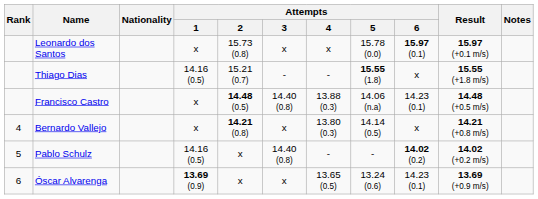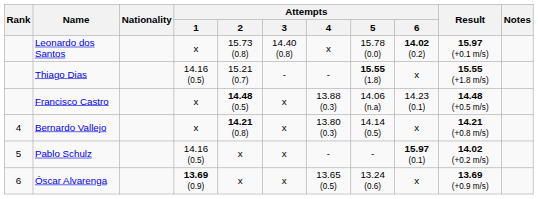(284, 48) x -> (284, 48) 14.40 (0.8)
(417, 48) 15.97 (0.1) -> (417, 48) 14.02 (0.2)
(284, 101) 14.40 (0.8) -> (284, 101) x
(284, 154) 14.40 (0.8) -> (284, 154) x
(417, 154) 14.02 (0.2) -> (417, 154) 15.97 (0.1)
(417, 180) 14.23 (0.1) -> (417, 180) x
